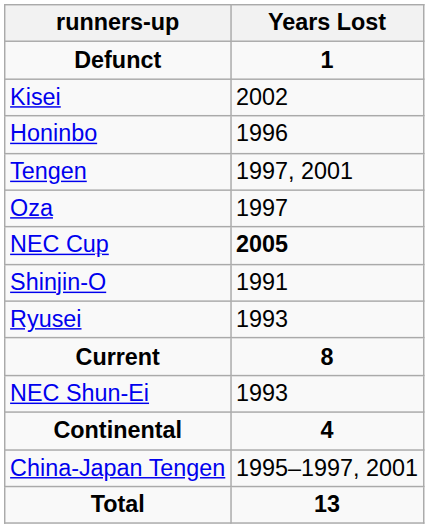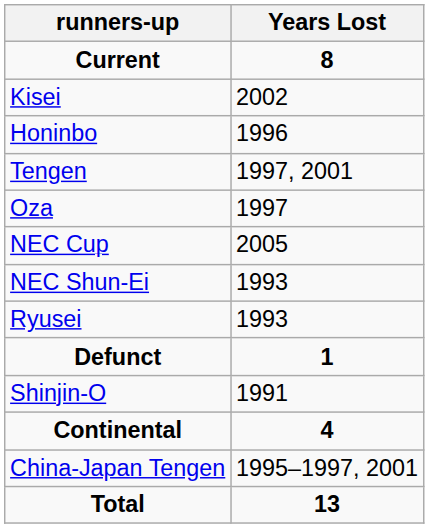rows swapped: (118, 356) <-> (118, 60)
(262, 245) bold -> (262, 245) normal
rows swapped: (58, 282) <-> (80, 393)
